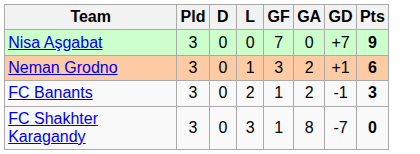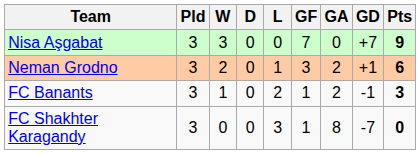+ column: (223, 17)
